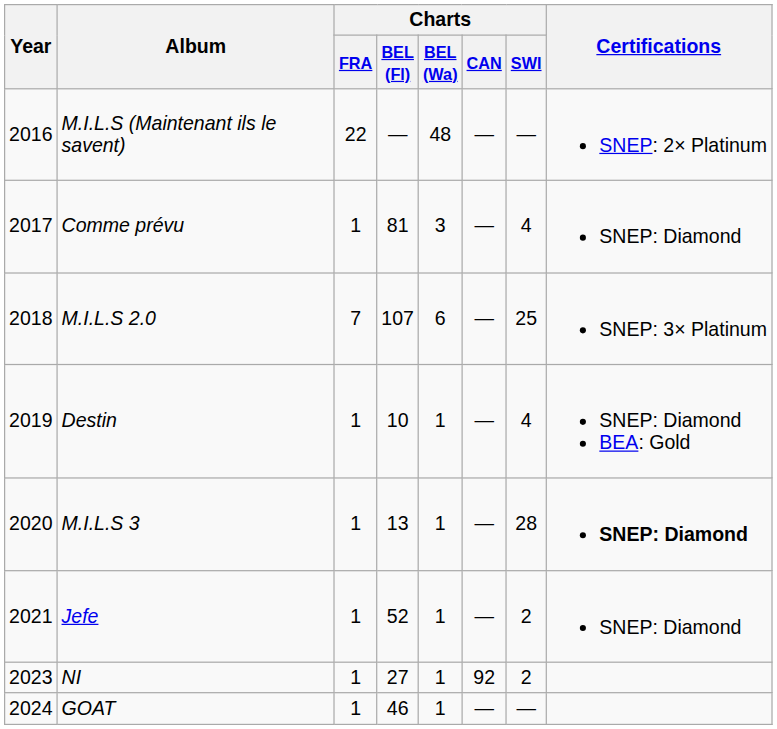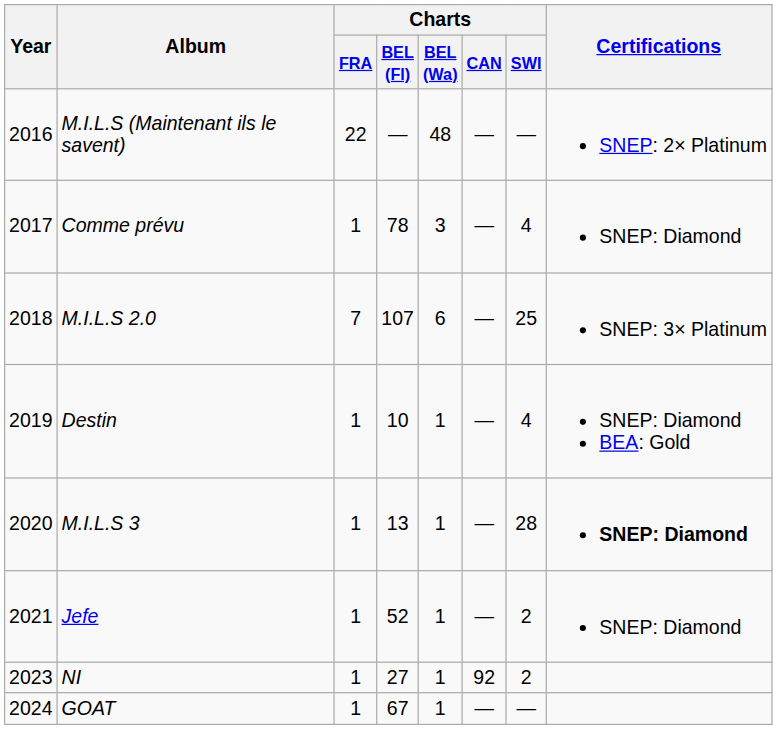(398, 226) 81 -> (398, 226) 78
(398, 708) 46 -> (398, 708) 67
